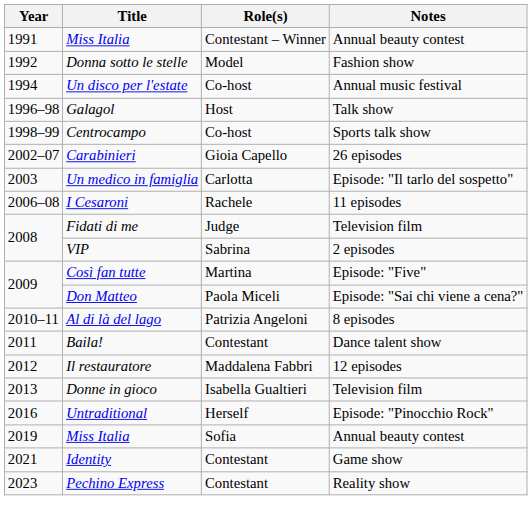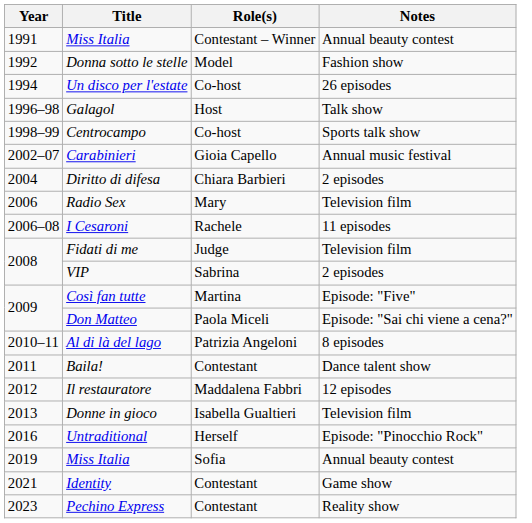(397, 86) Annual music festival -> (357, 86) 26 episodes
(367, 156) 26 episodes -> (387, 156) Annual music festival
- row: (23, 179)
+ row: (23, 179)
+ row: (23, 202)
